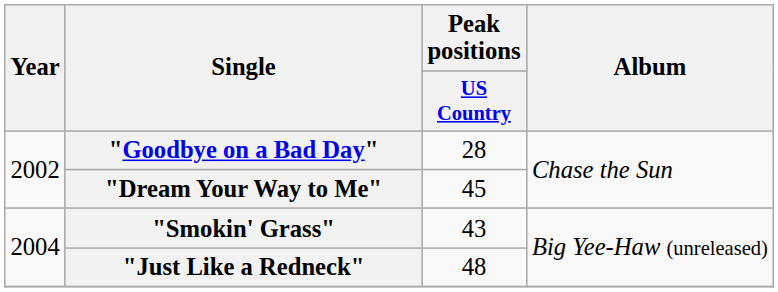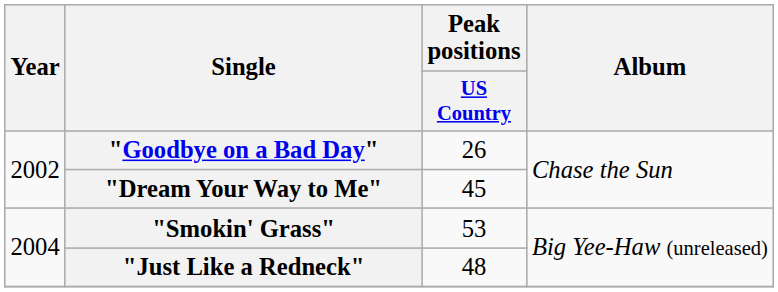(474, 149) 28 -> (474, 149) 26
(474, 227) 43 -> (474, 227) 53
